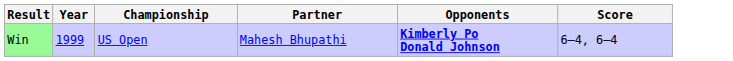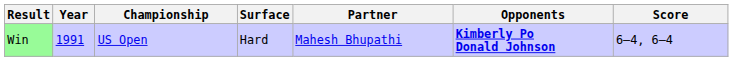+ column: (265, 14)
(70, 40) 1999 -> (70, 40) 1991
